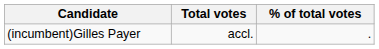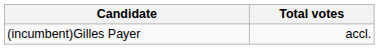- column: (315, 14)
